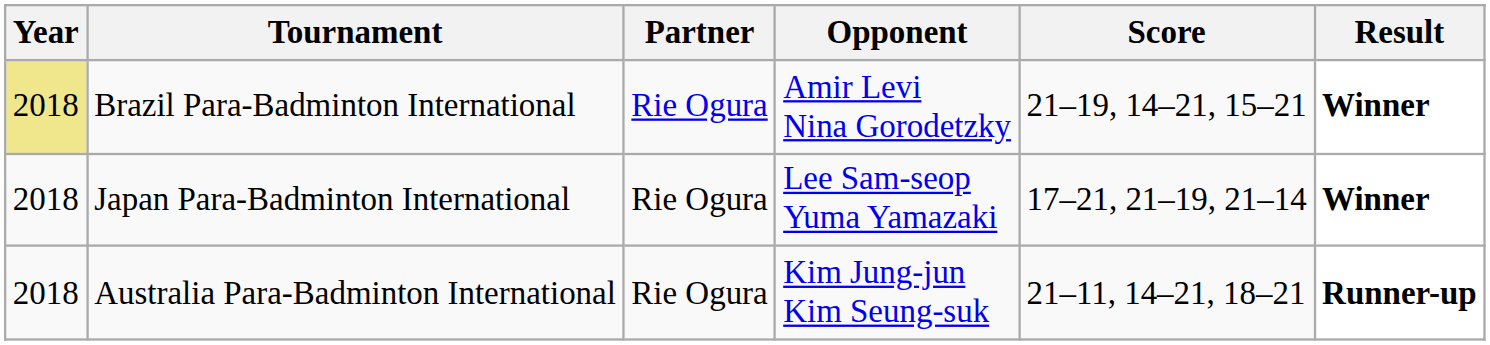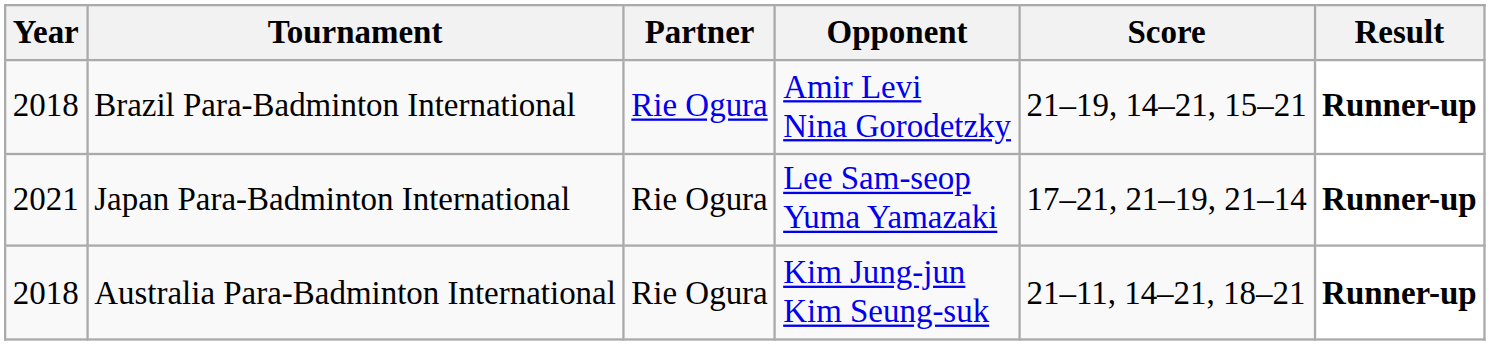(46, 105) khaki background -> (46, 105) no background
(1376, 105) Winner -> (1399, 105) Runner-up
(46, 199) 2018 -> (46, 199) 2021
(1376, 199) Winner -> (1399, 199) Runner-up
